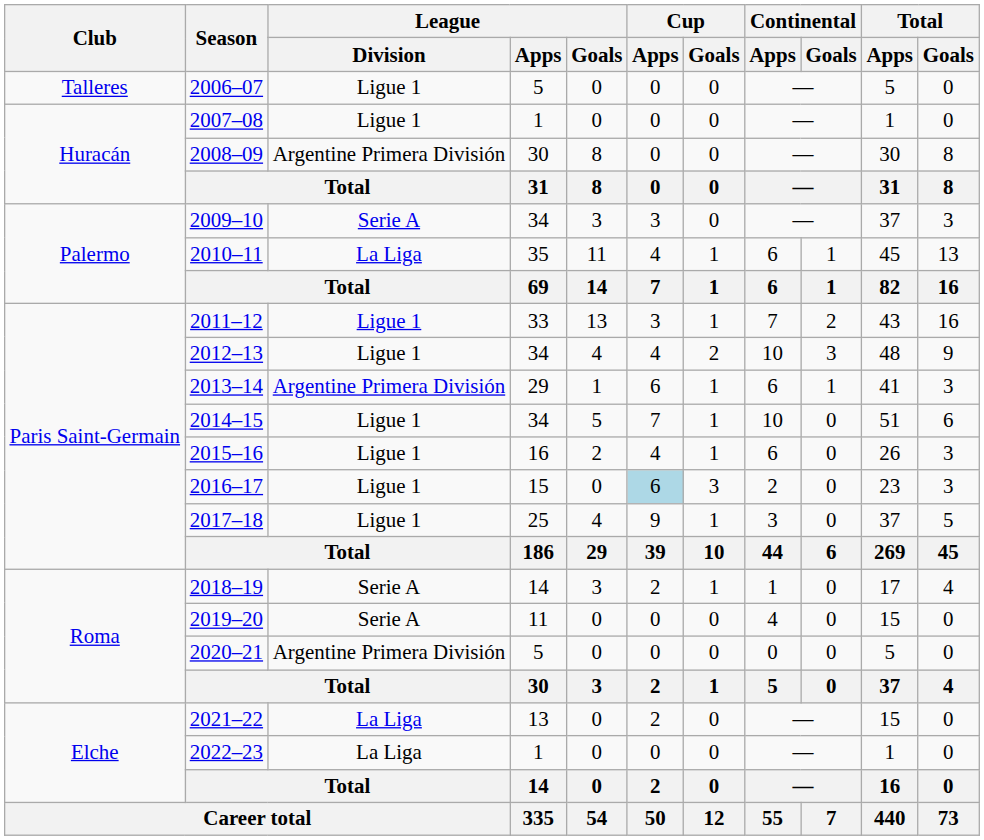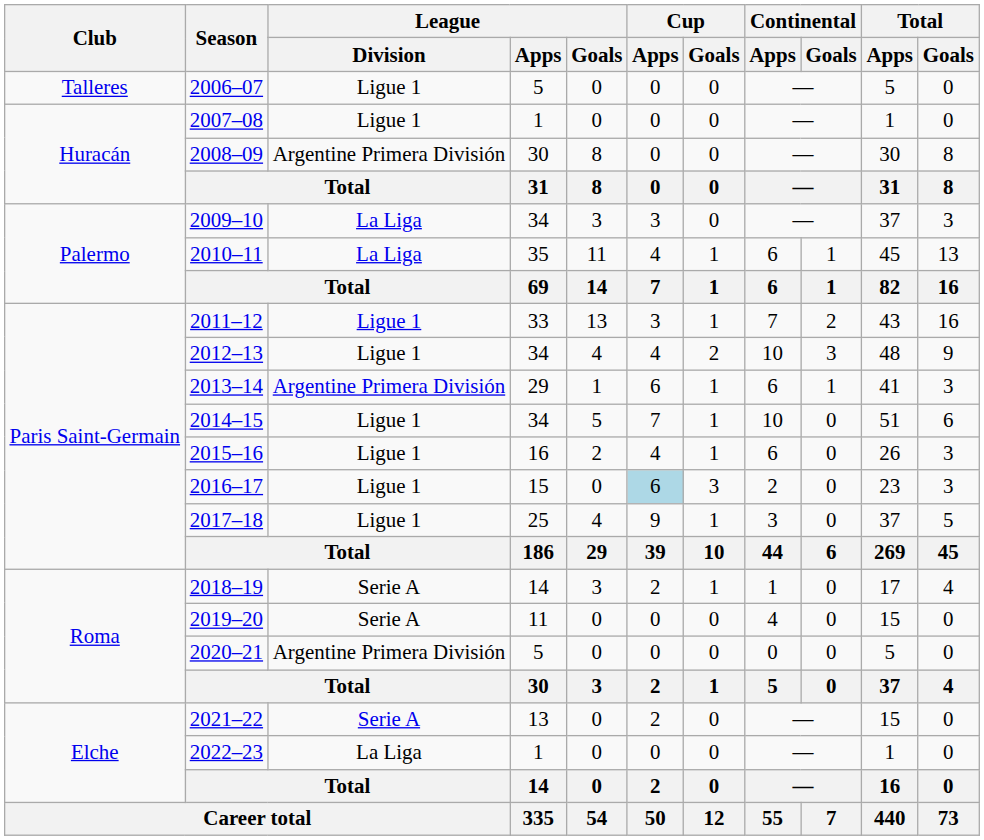(389, 220) Serie A -> (389, 220) La Liga
(389, 719) La Liga -> (389, 719) Serie A
